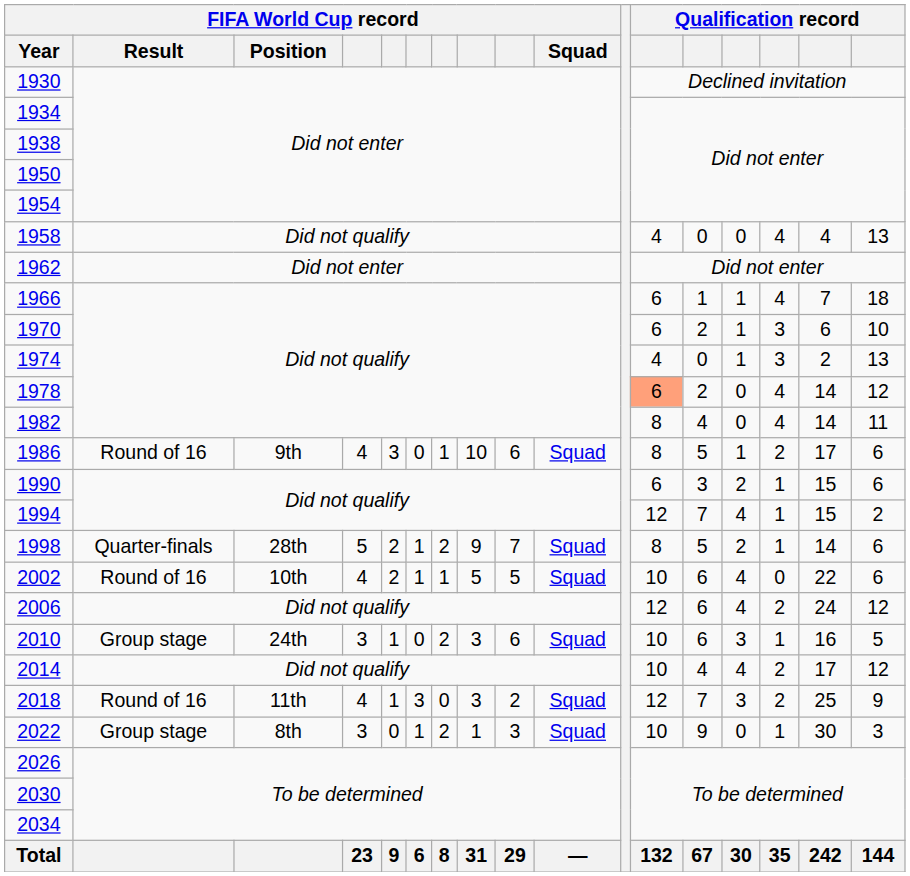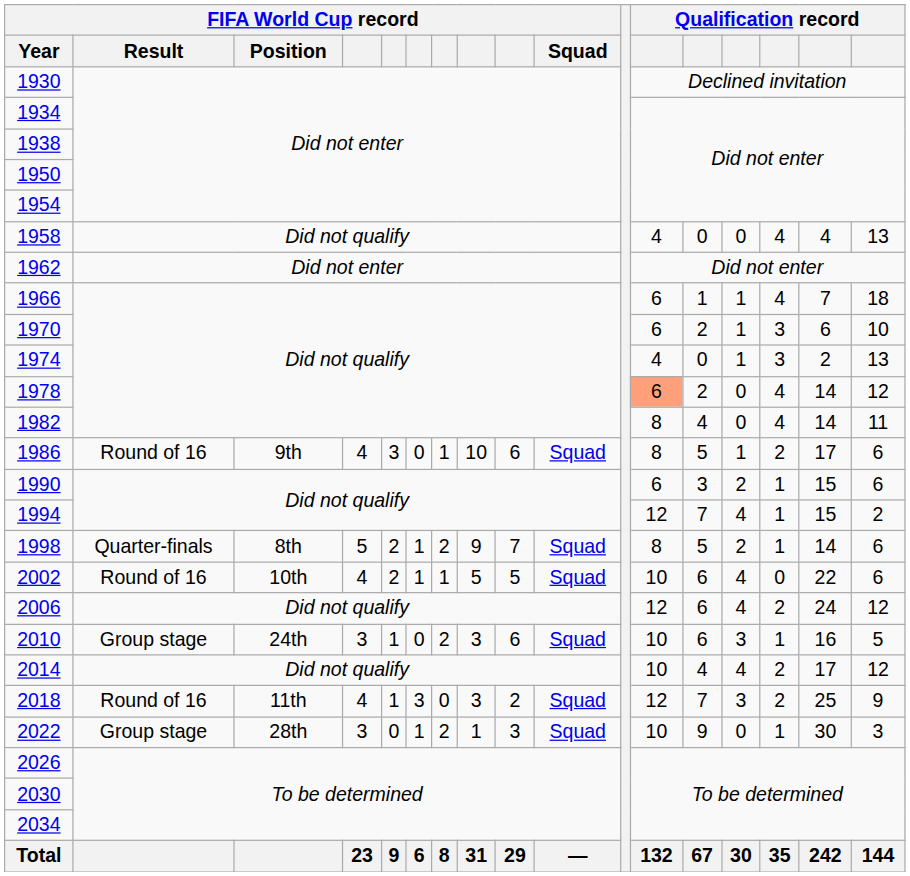(288, 546) 28th -> (288, 546) 8th
(288, 732) 8th -> (288, 732) 28th
